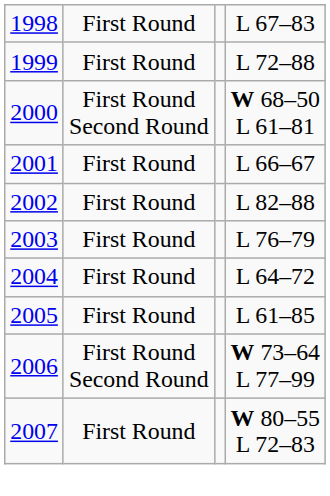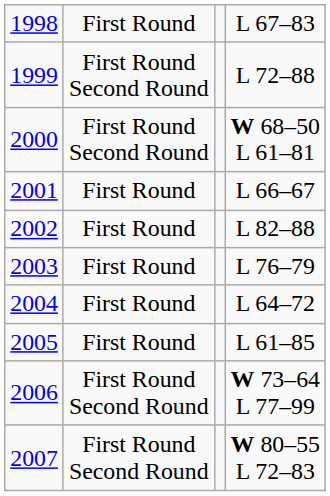(139, 61) First Round -> (139, 74) First Round Second Round
(139, 430) First Round -> (139, 457) First Round Second Round
